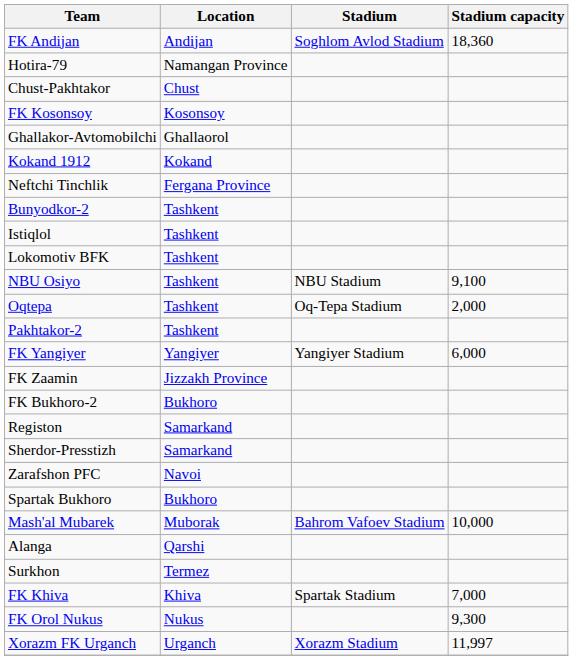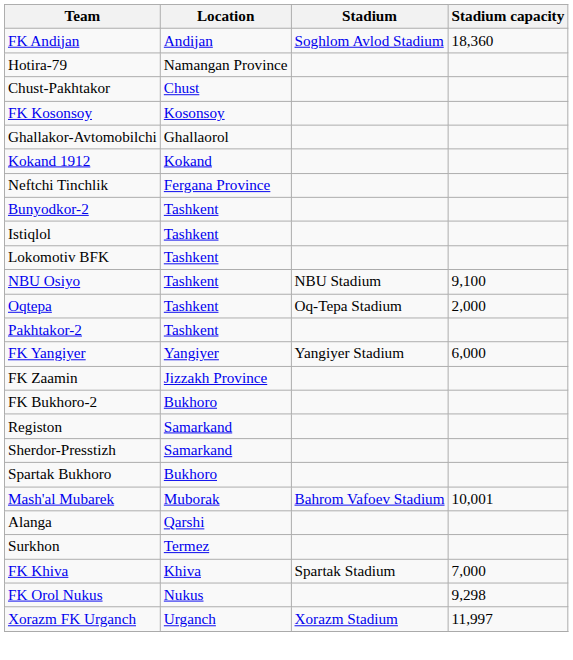- row: (54, 474)
(472, 522) 10,000 -> (472, 498) 10,001
(469, 619) 9,300 -> (469, 595) 9,298
